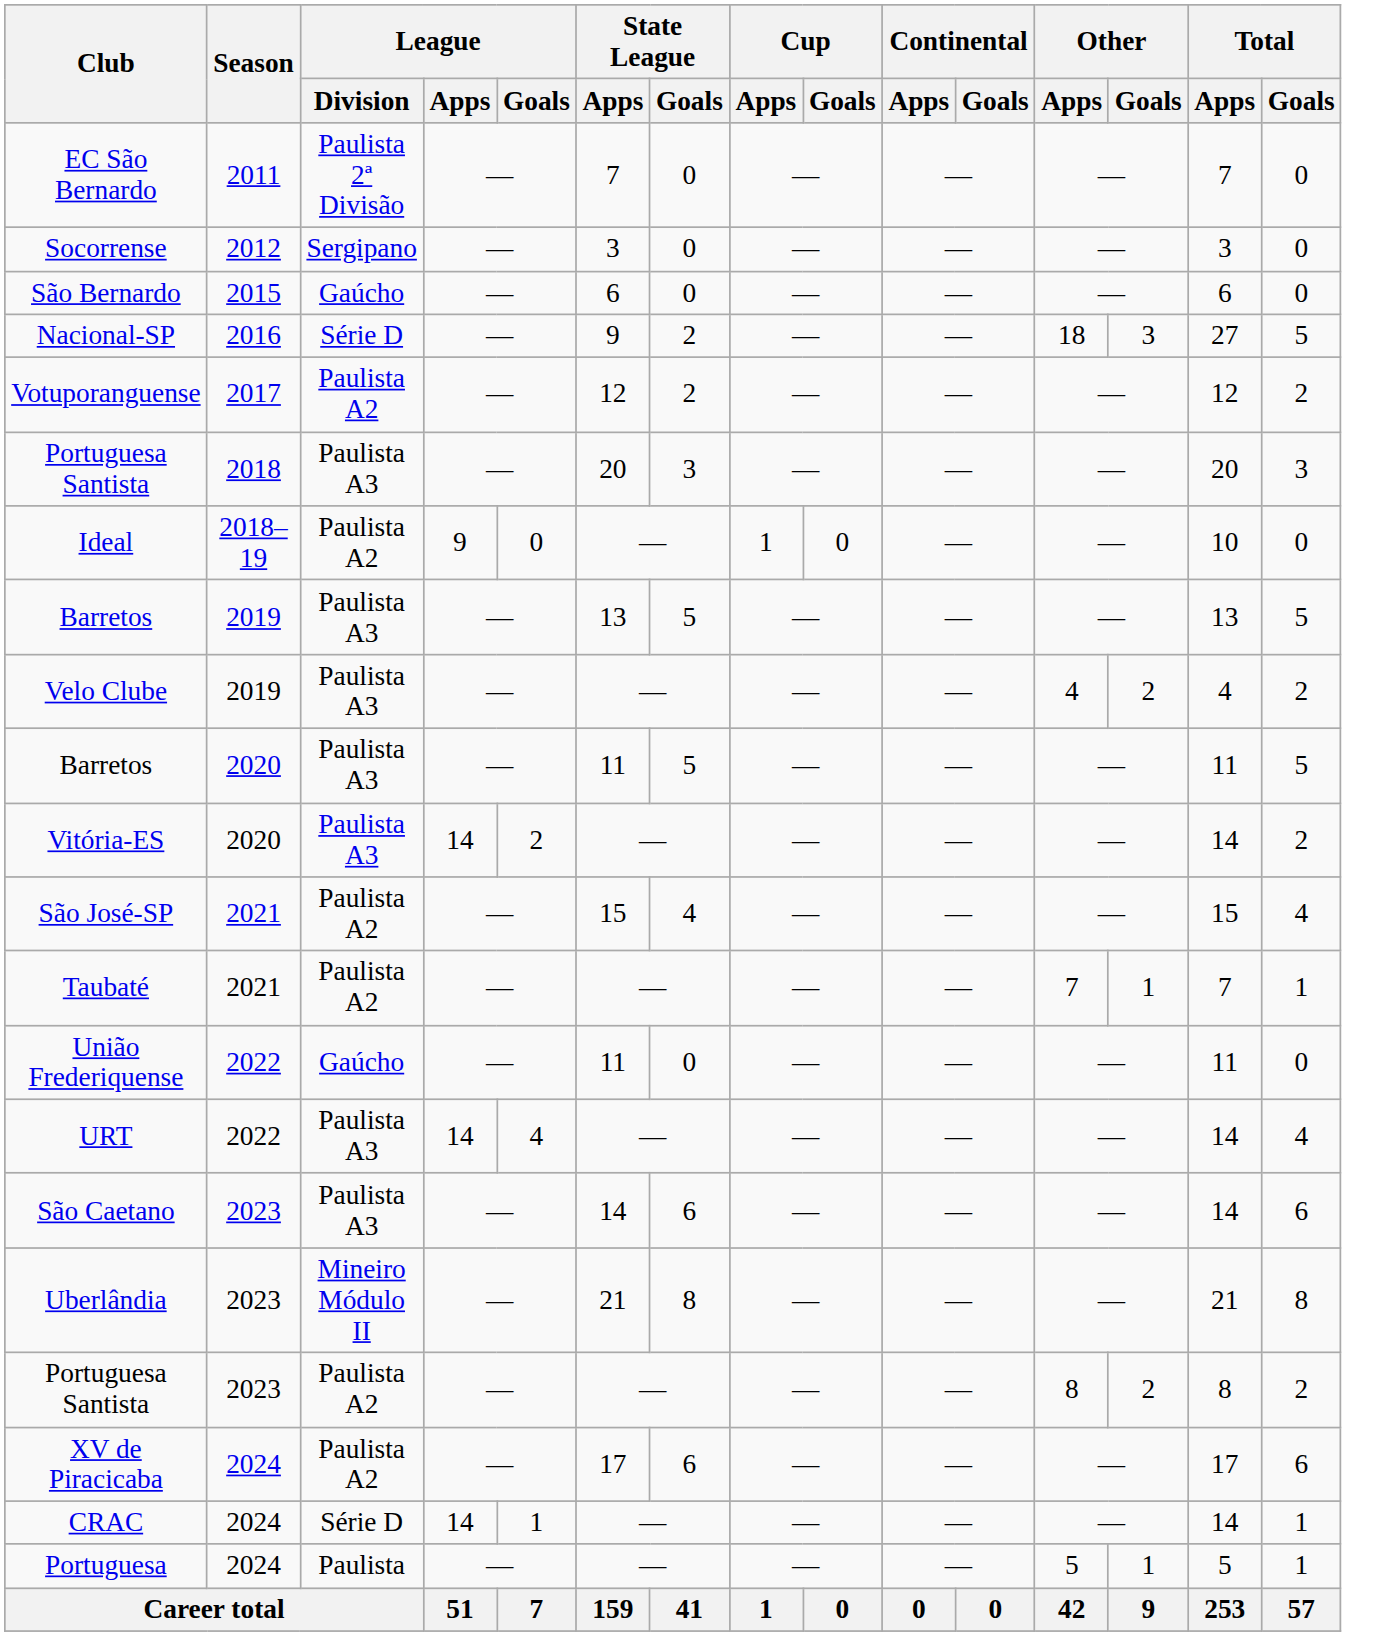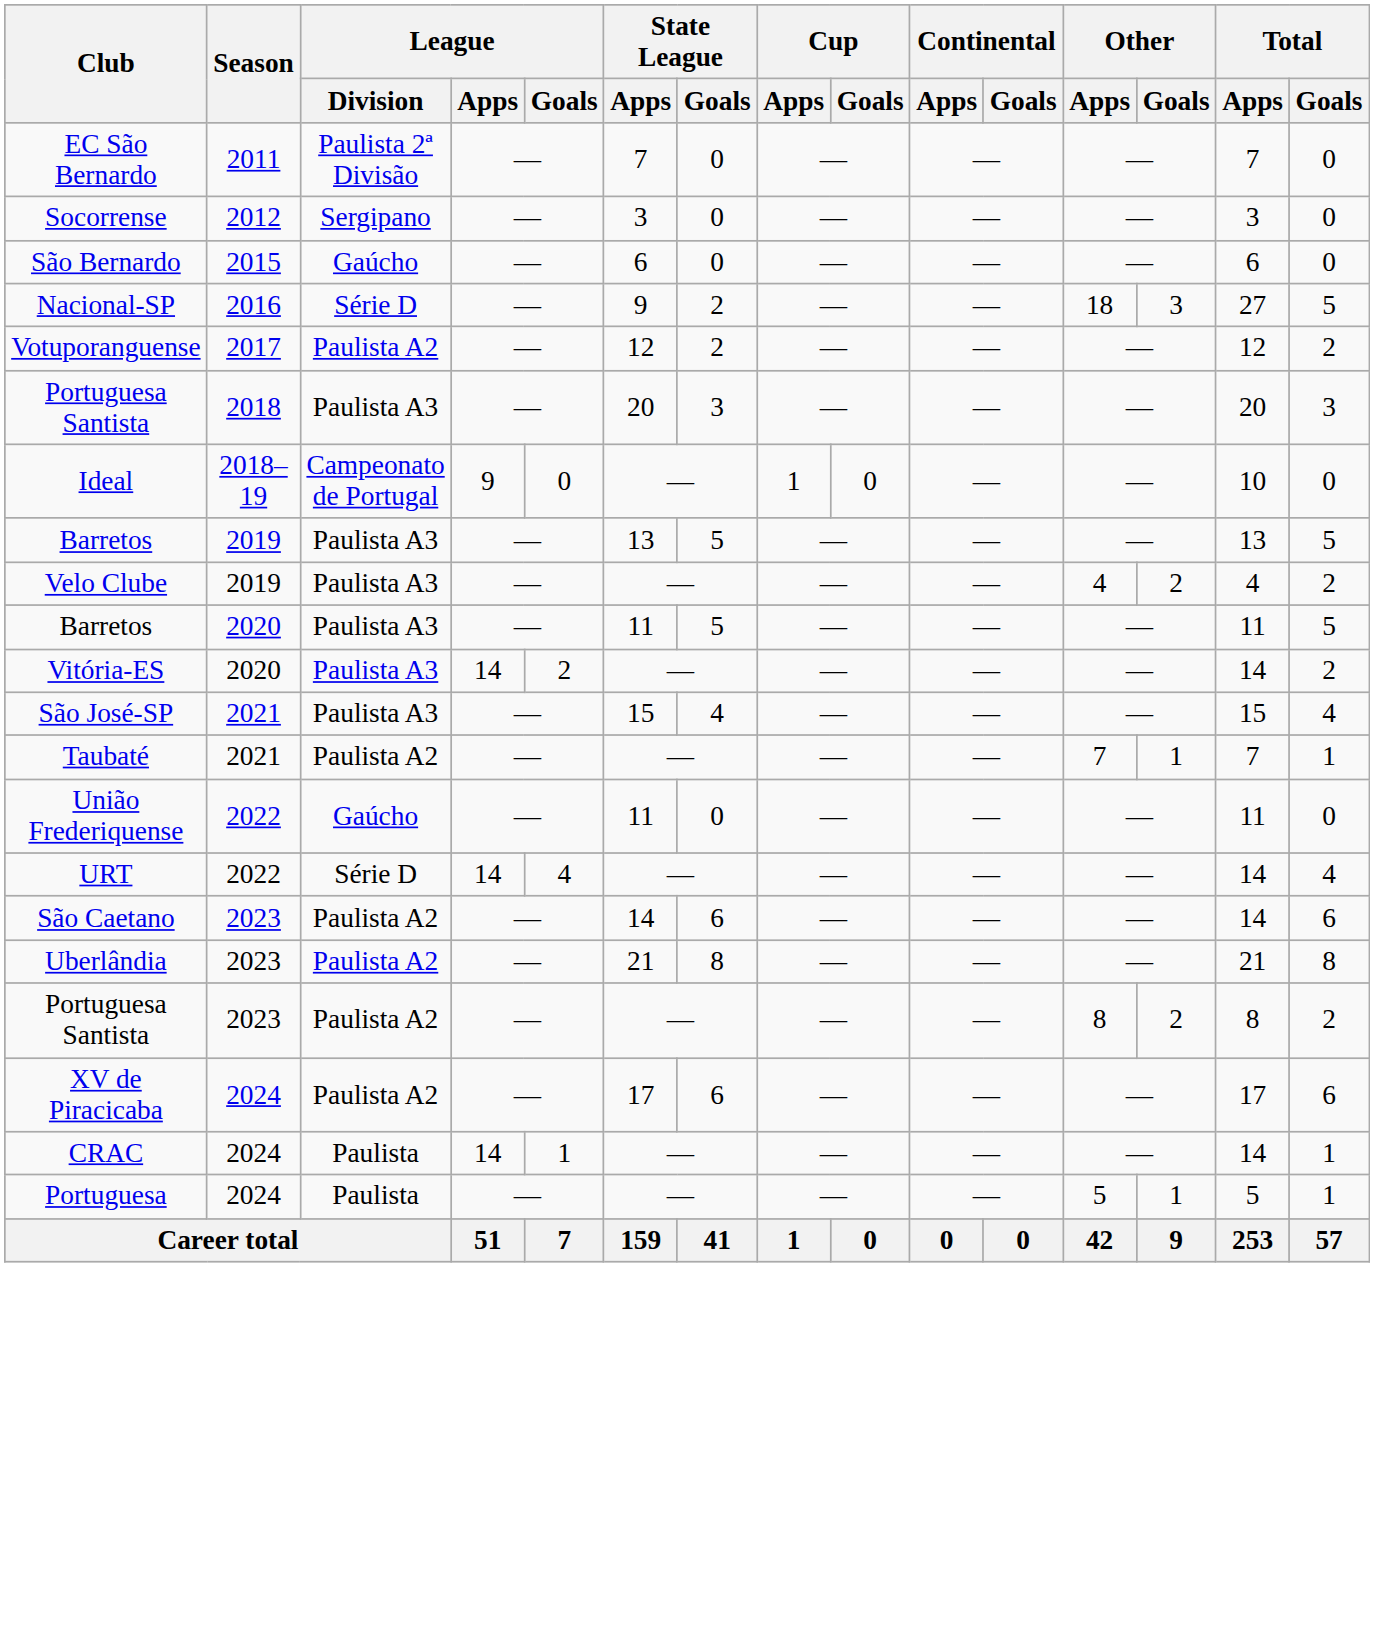(362, 542) Paulista A2 -> (376, 481) Campeonato de Portugal
(362, 913) Paulista A2 -> (376, 713) Paulista A3
(362, 1135) Paulista A3 -> (376, 874) Série D
(362, 1210) Paulista A3 -> (376, 917) Paulista A2
(362, 1299) Mineiro Módulo II -> (376, 961) Paulista A2
(362, 1522) Série D -> (376, 1152) Paulista
